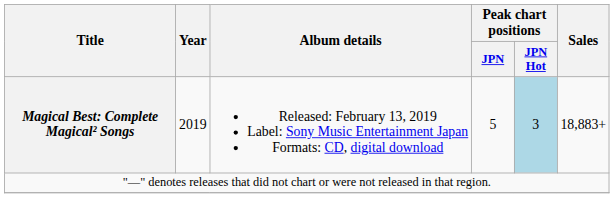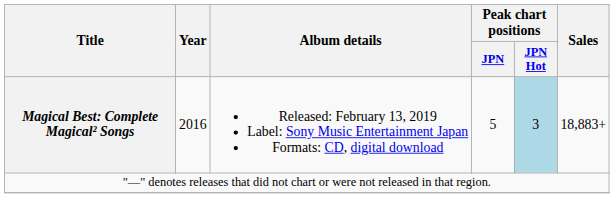(193, 124) 2019 -> (193, 124) 2016
